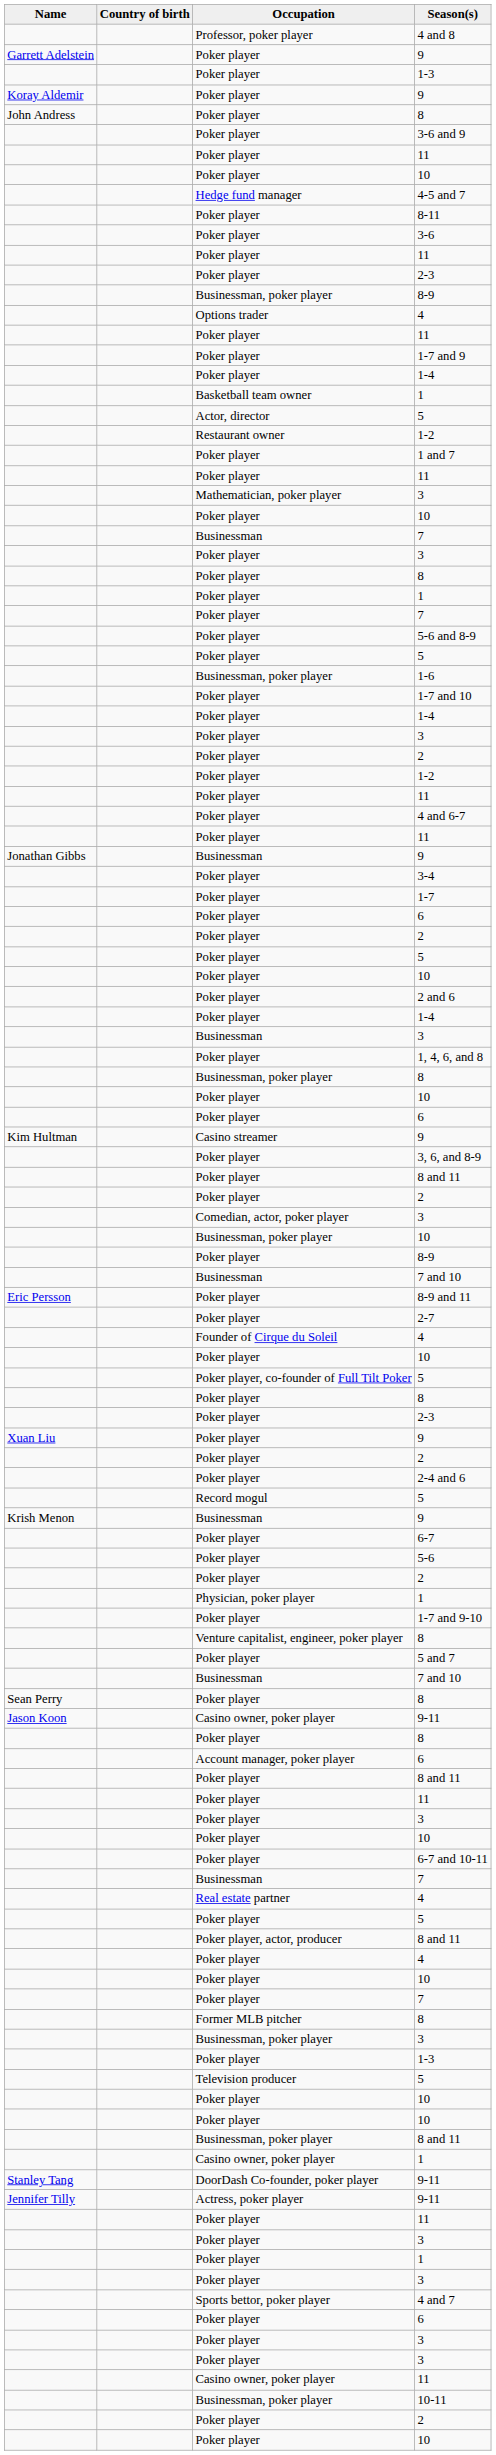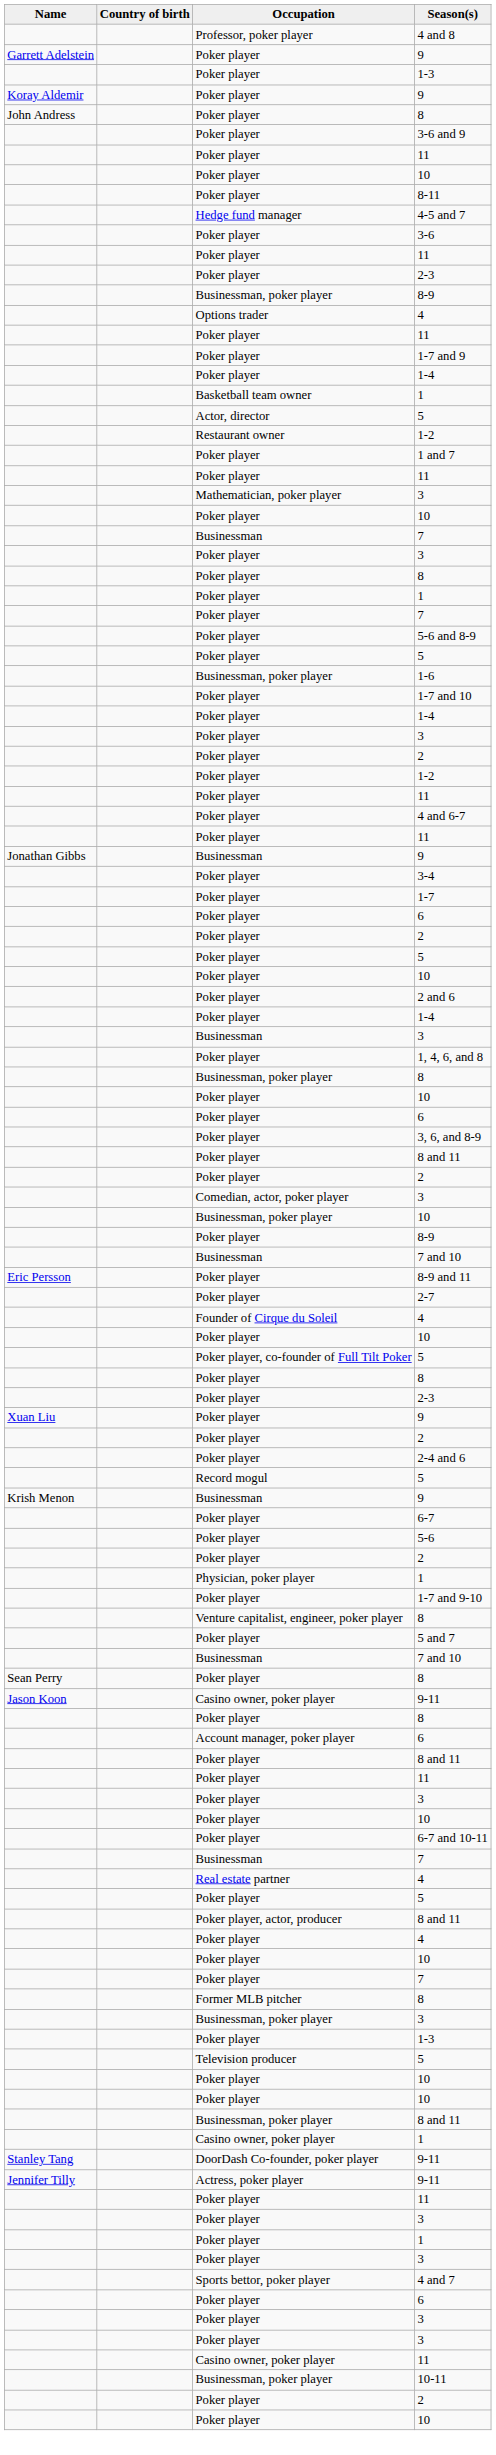rows swapped: (249, 194) <-> (228, 214)
- row: (236, 1137)
